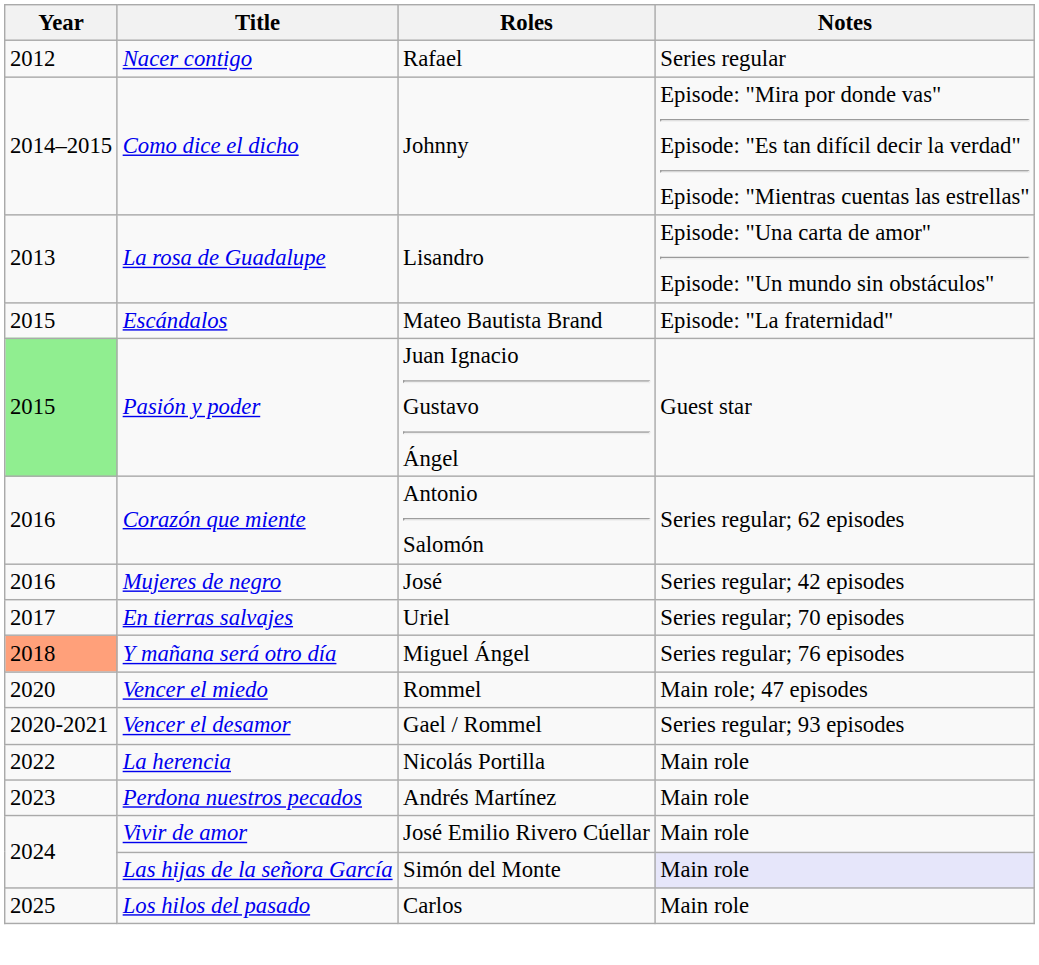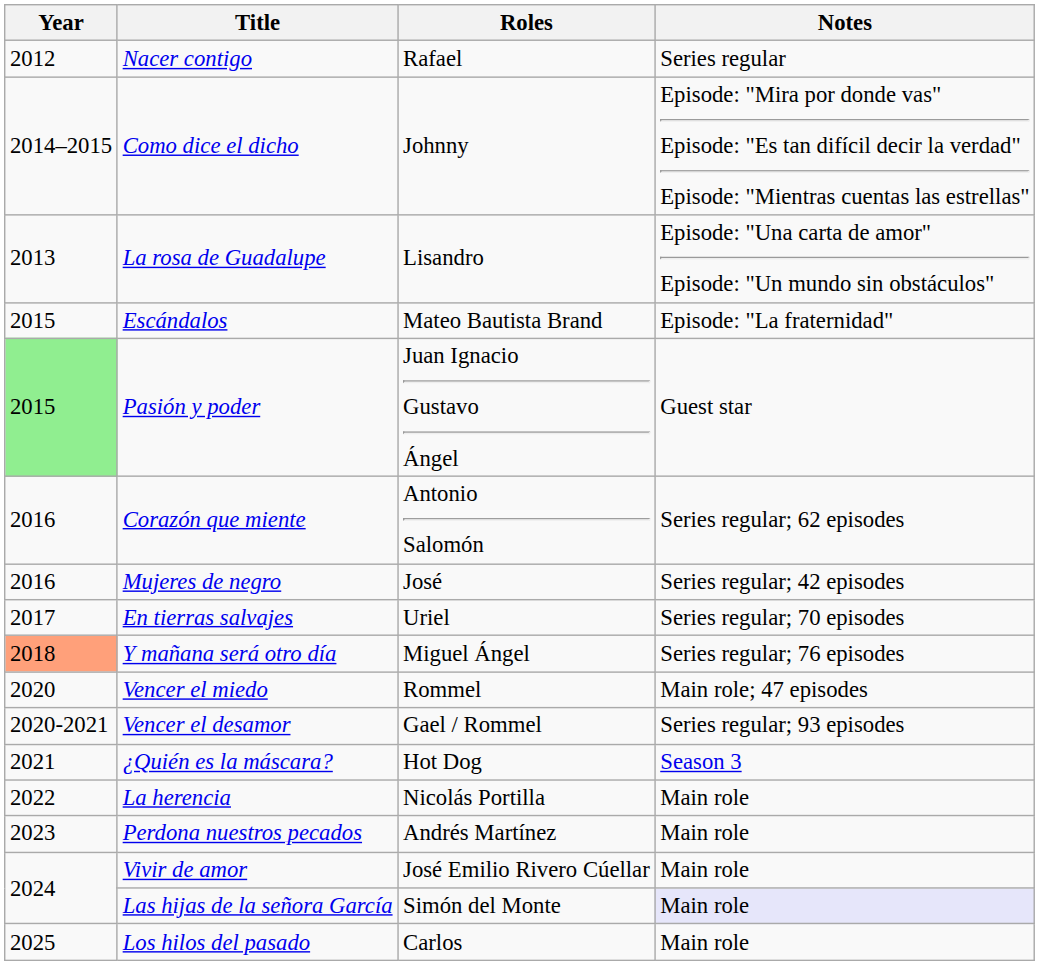+ row: (228, 761)
